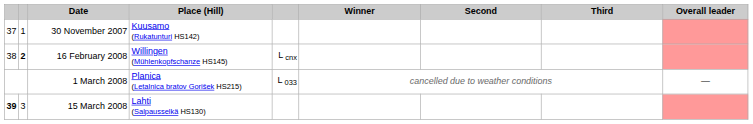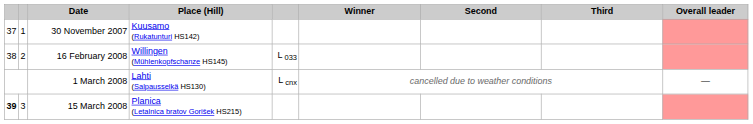(23, 56) bold -> (23, 56) normal
(288, 56) L cnx -> (287, 56) L 033
(187, 81) Planica (Letalnica bratov Gorišek HS215) -> (169, 81) Lahti (Salpausselkä HS130)
(287, 81) L 033 -> (288, 81) L cnx
(169, 106) Lahti (Salpausselkä HS130) -> (187, 106) Planica (Letalnica bratov Gorišek HS215)
